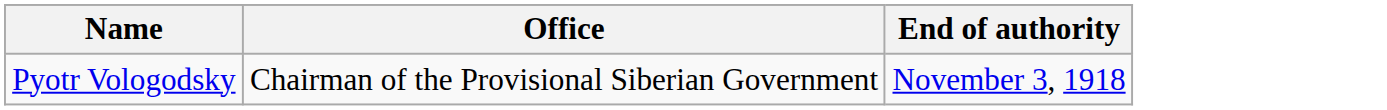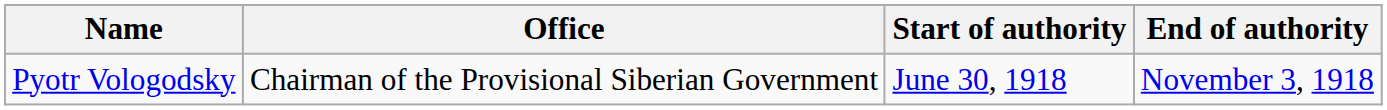+ column: (1009, 29)
